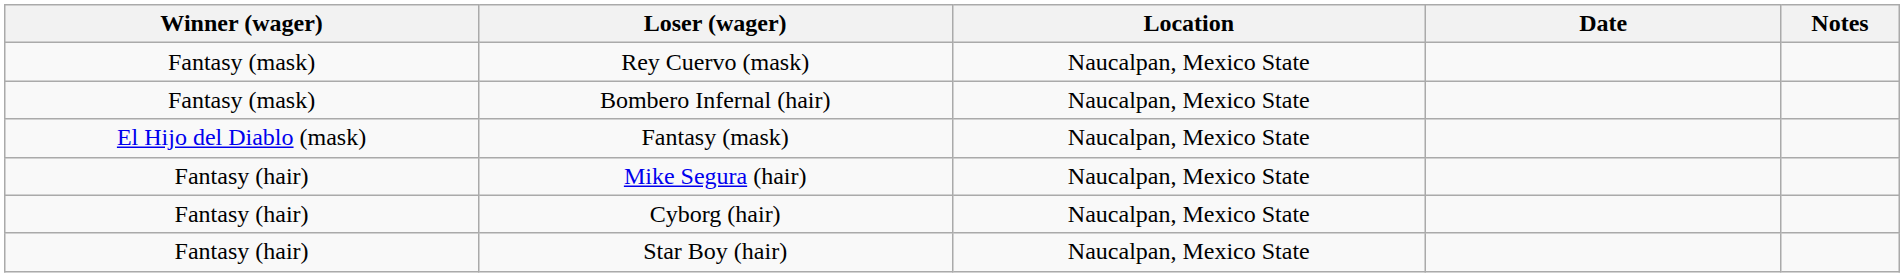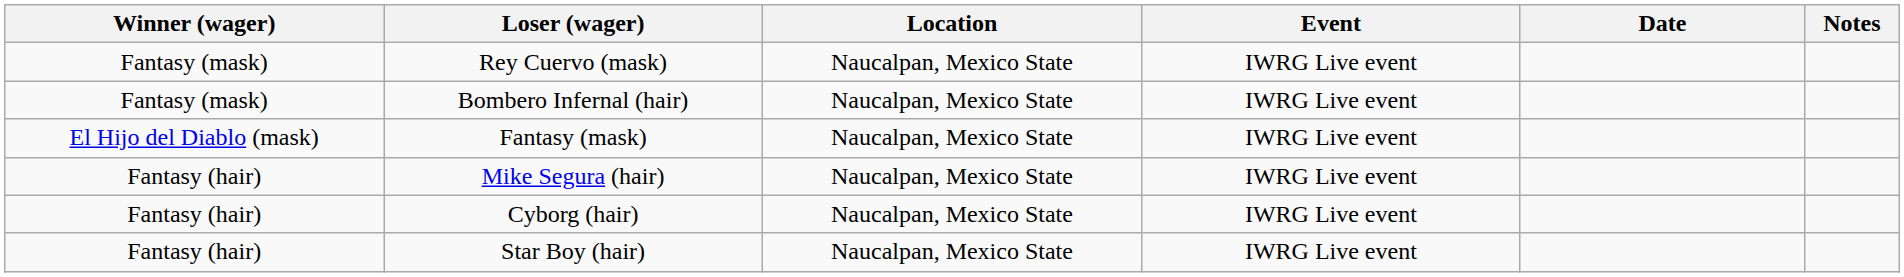+ column: (1331, 23)
